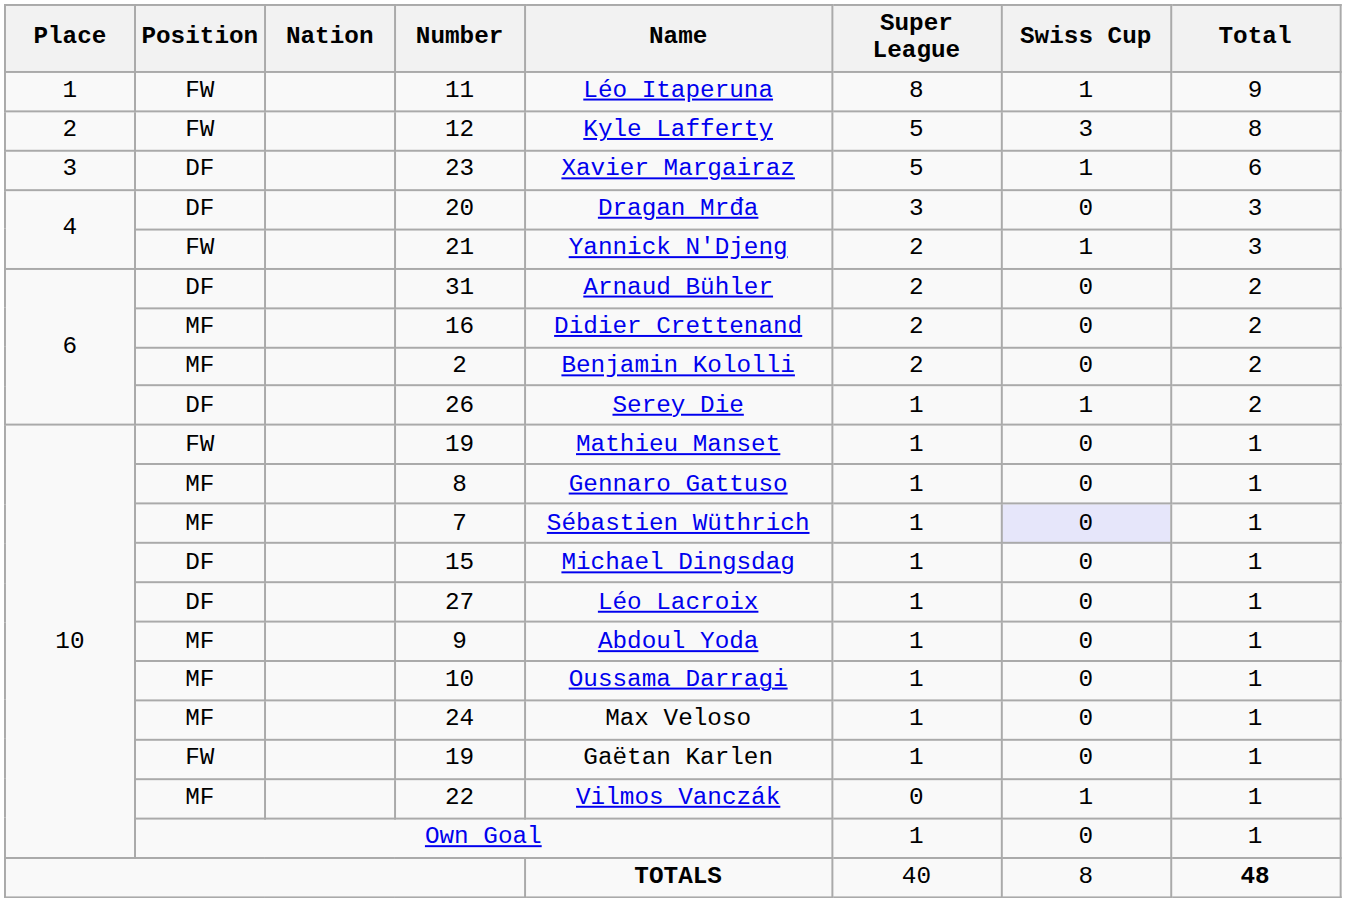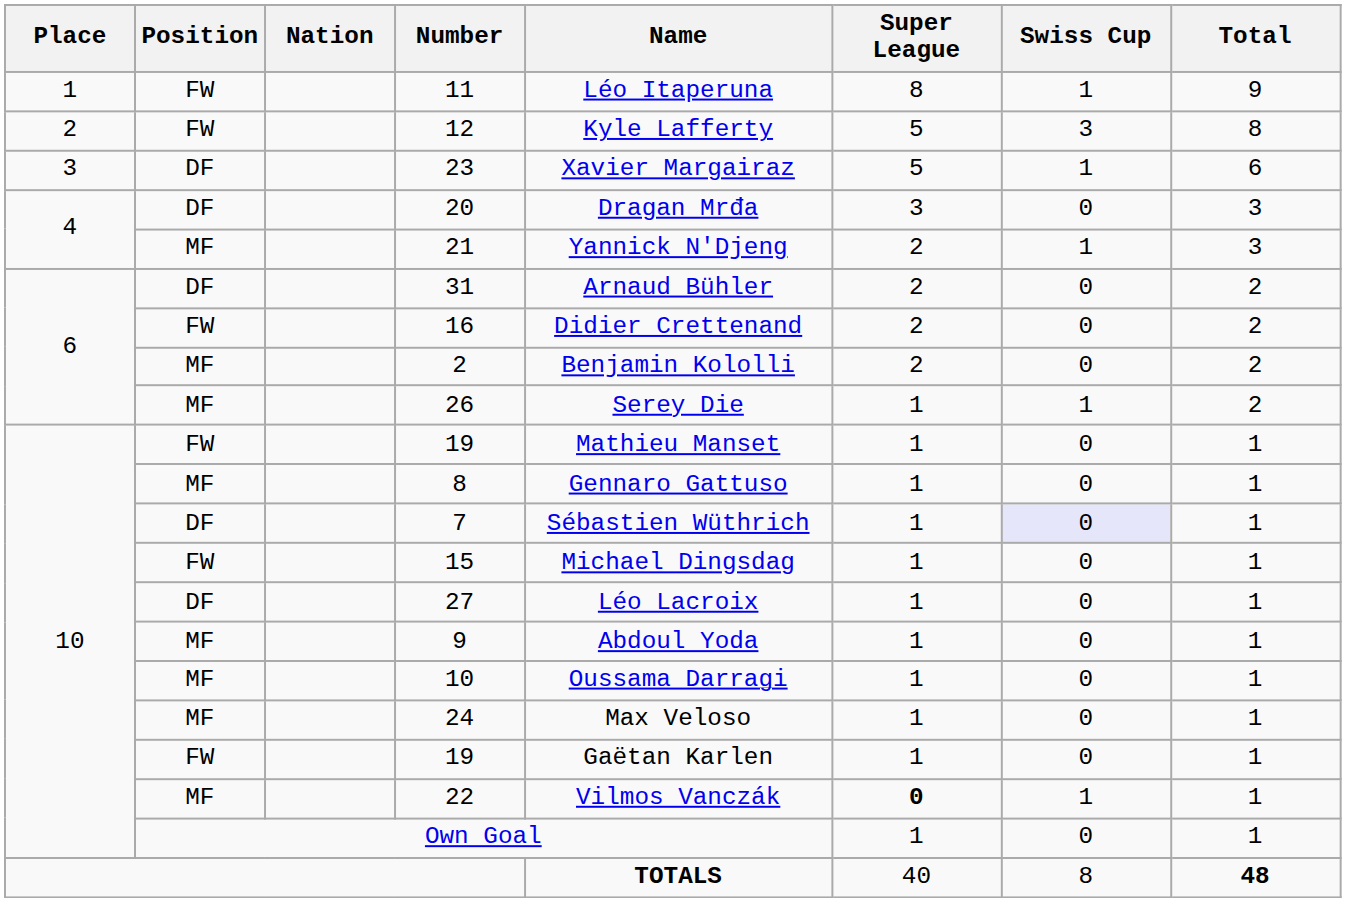(200, 249) FW -> (200, 249) MF
(200, 327) MF -> (200, 327) FW
(200, 406) DF -> (200, 406) MF
(200, 524) MF -> (200, 524) DF
(200, 563) DF -> (200, 563) FW
(916, 799) normal -> (916, 799) bold
